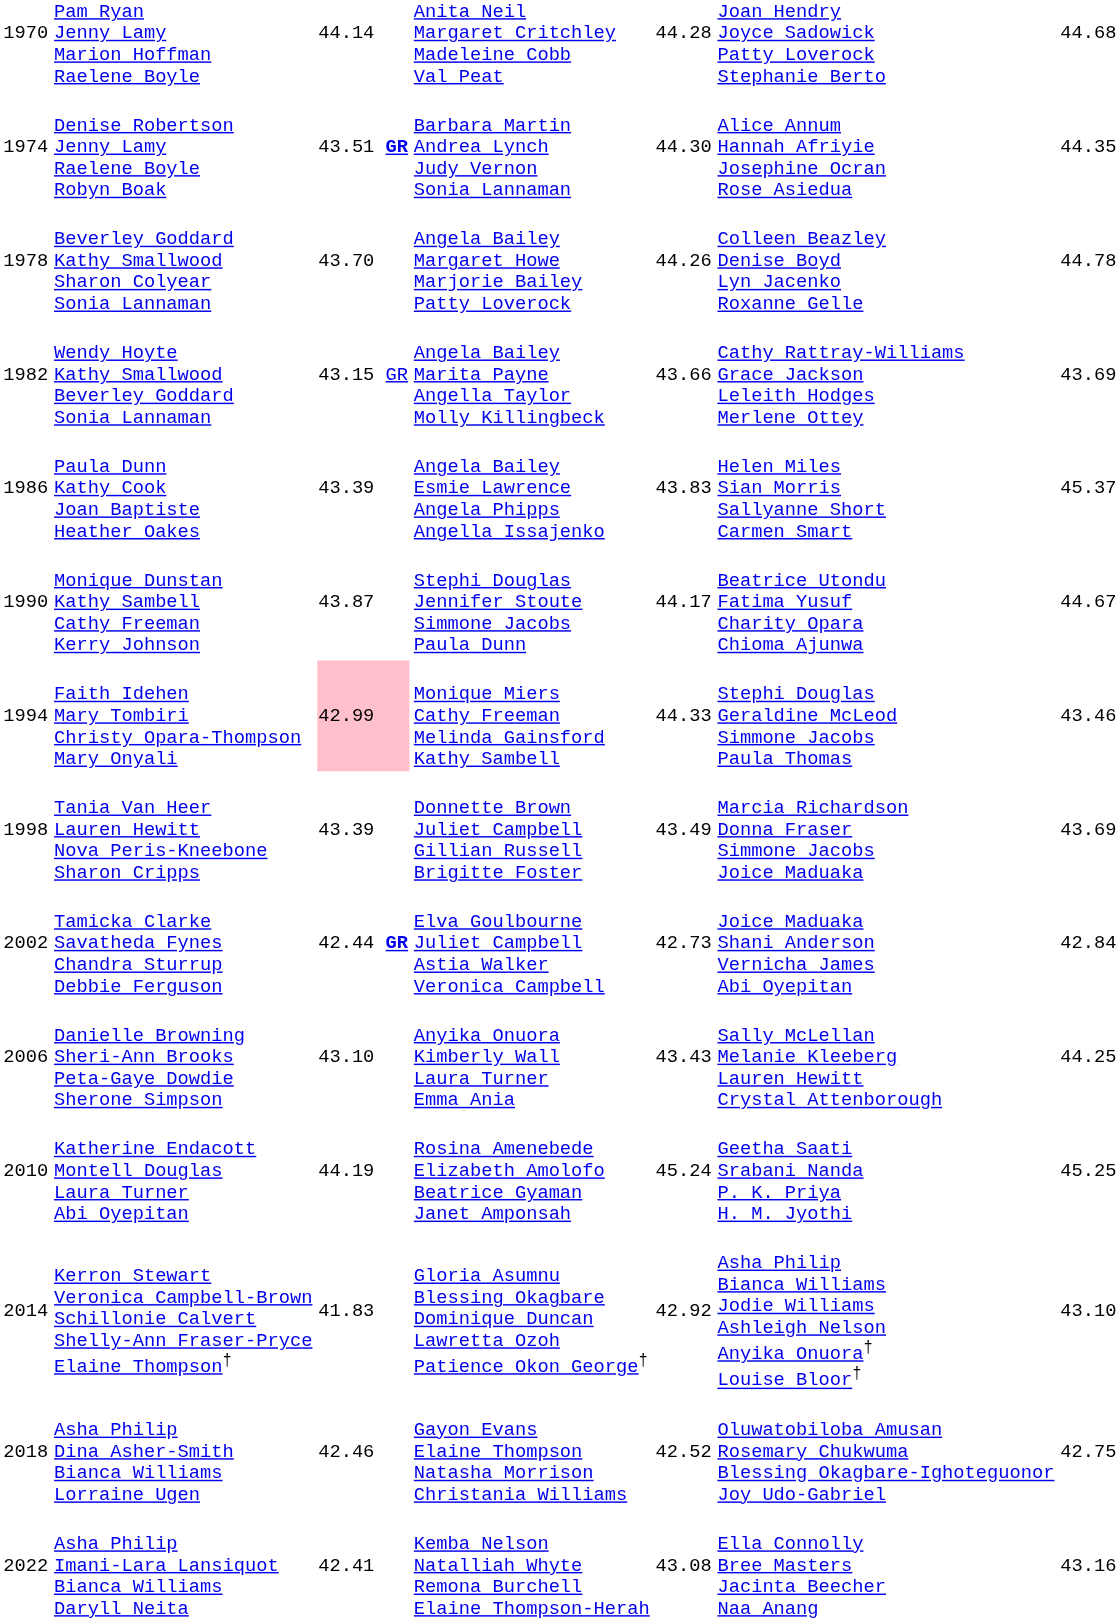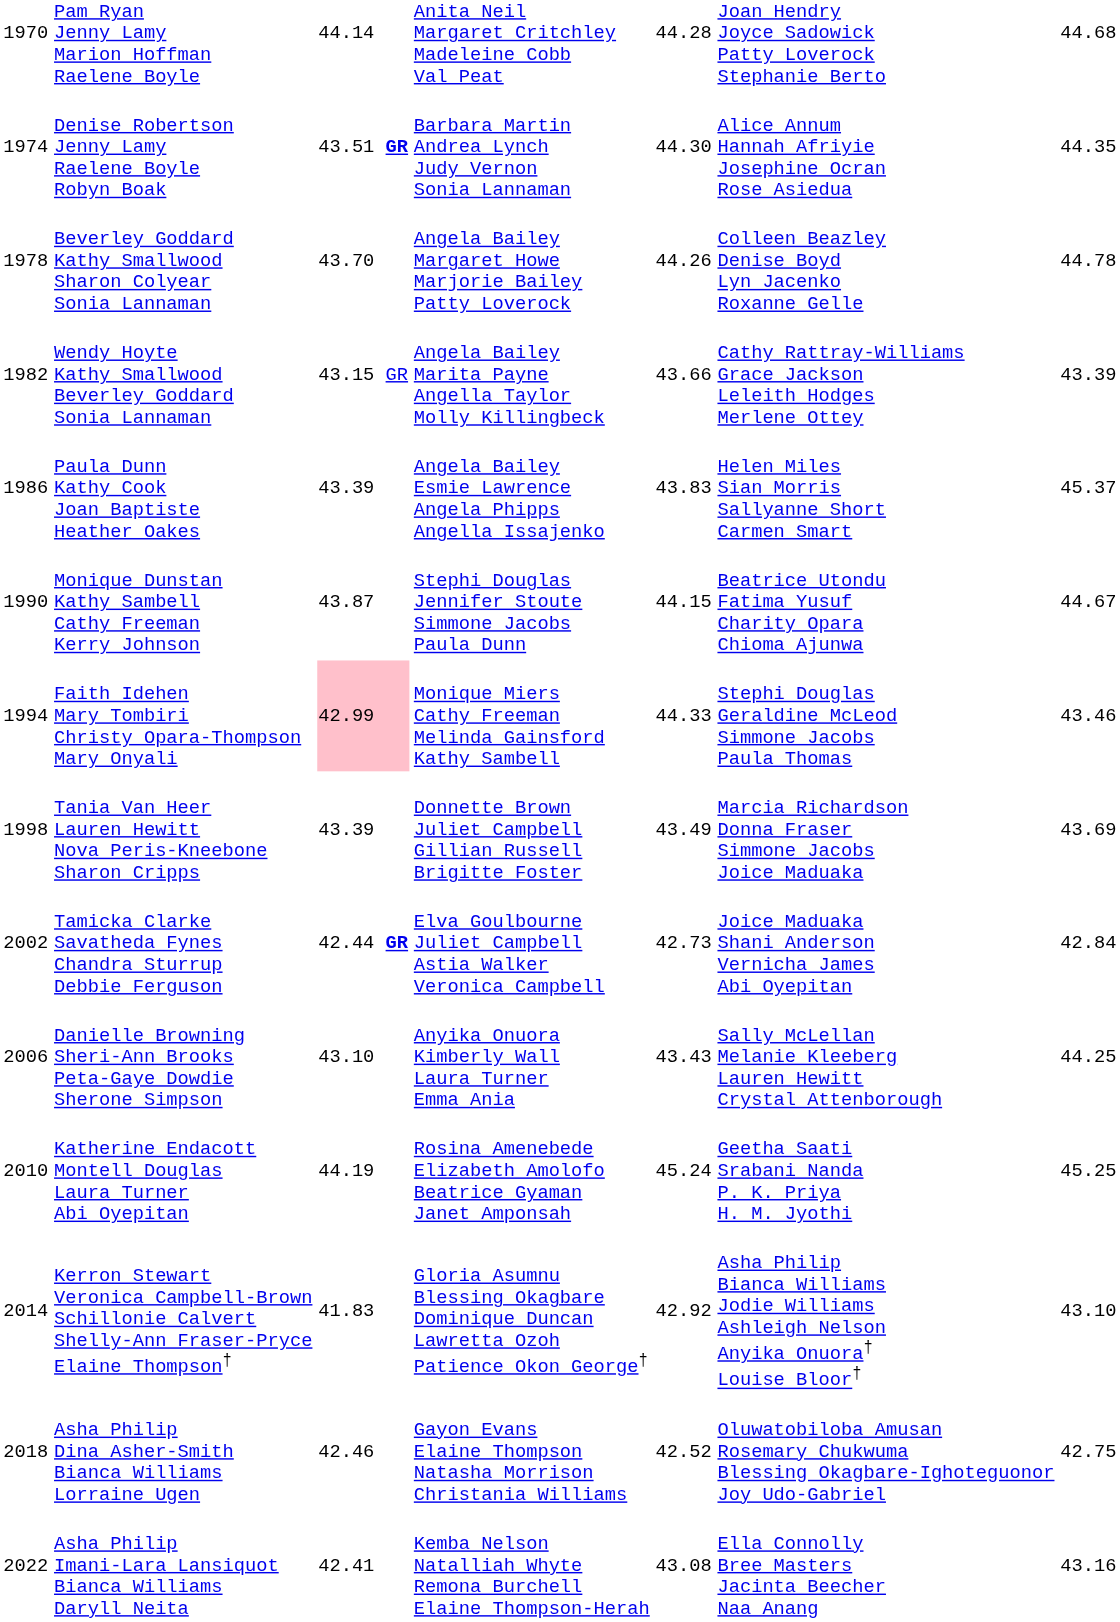(1088, 375) 43.69 -> (1088, 375) 43.39
(684, 602) 44.17 -> (684, 602) 44.15
